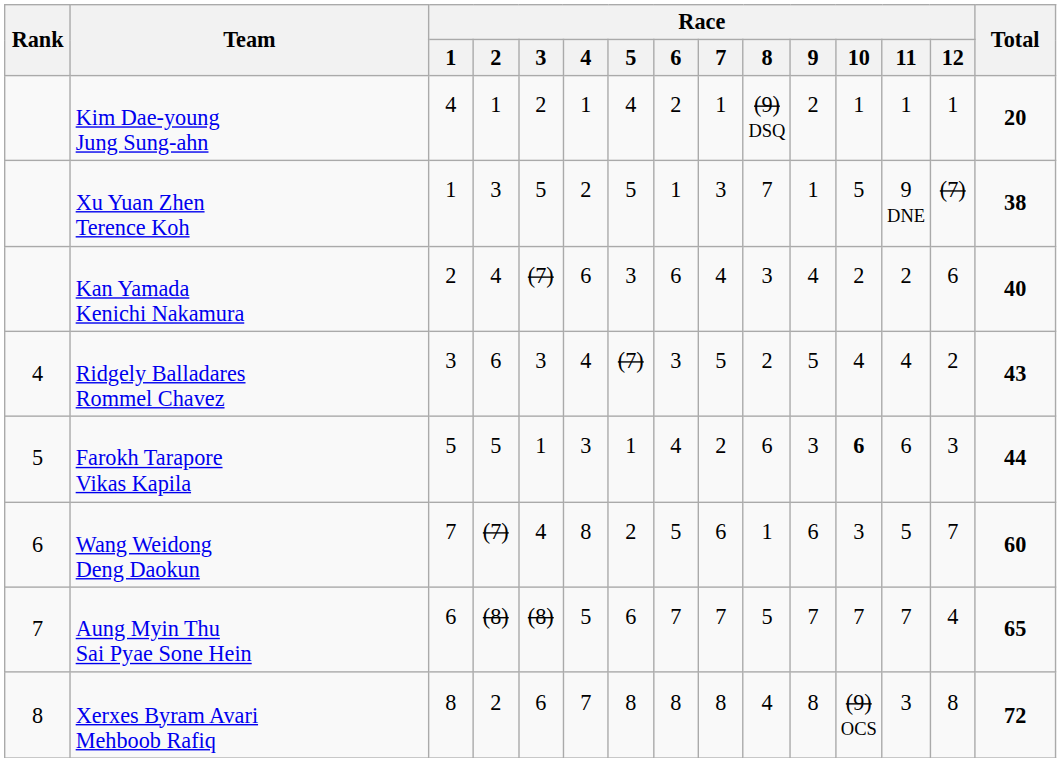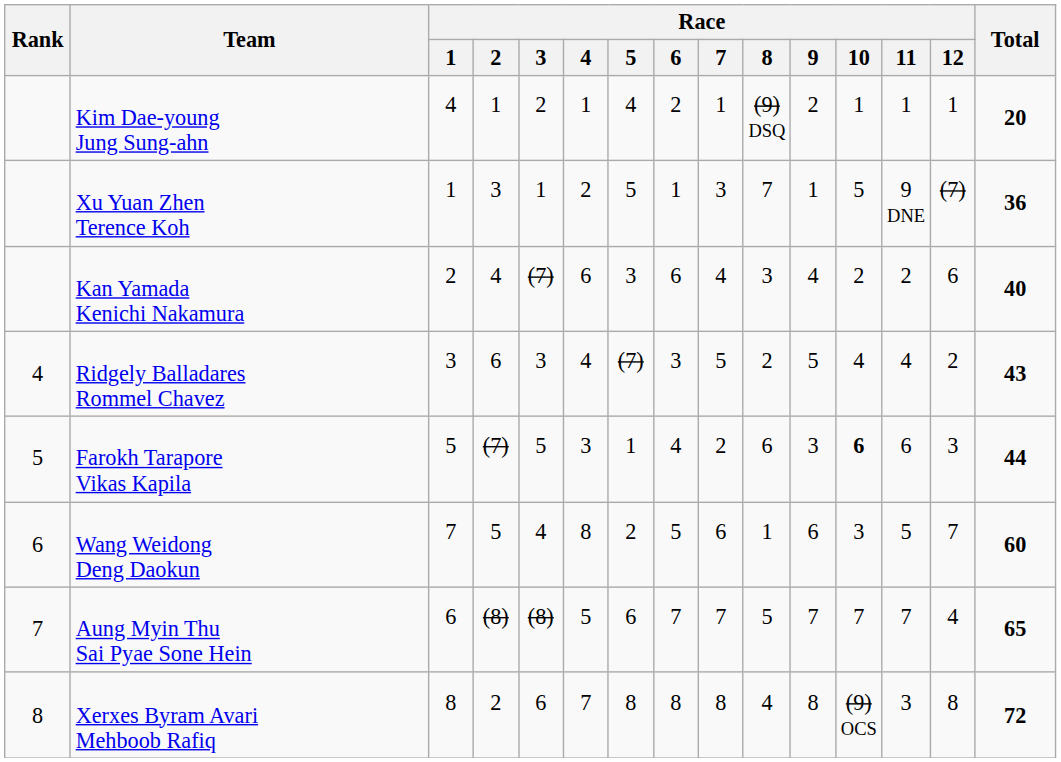(541, 203) 5 -> (541, 203) 1
(1015, 203) 38 -> (1015, 203) 36
(496, 458) 5 -> (496, 458) (7)
(541, 458) 1 -> (541, 458) 5
(496, 544) (7) -> (496, 544) 5
